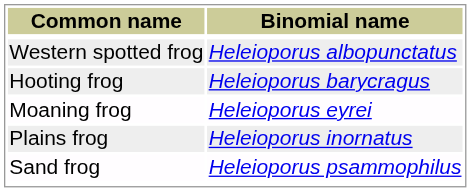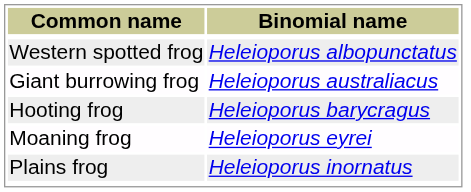+ row: (104, 81)
- row: (55, 167)
